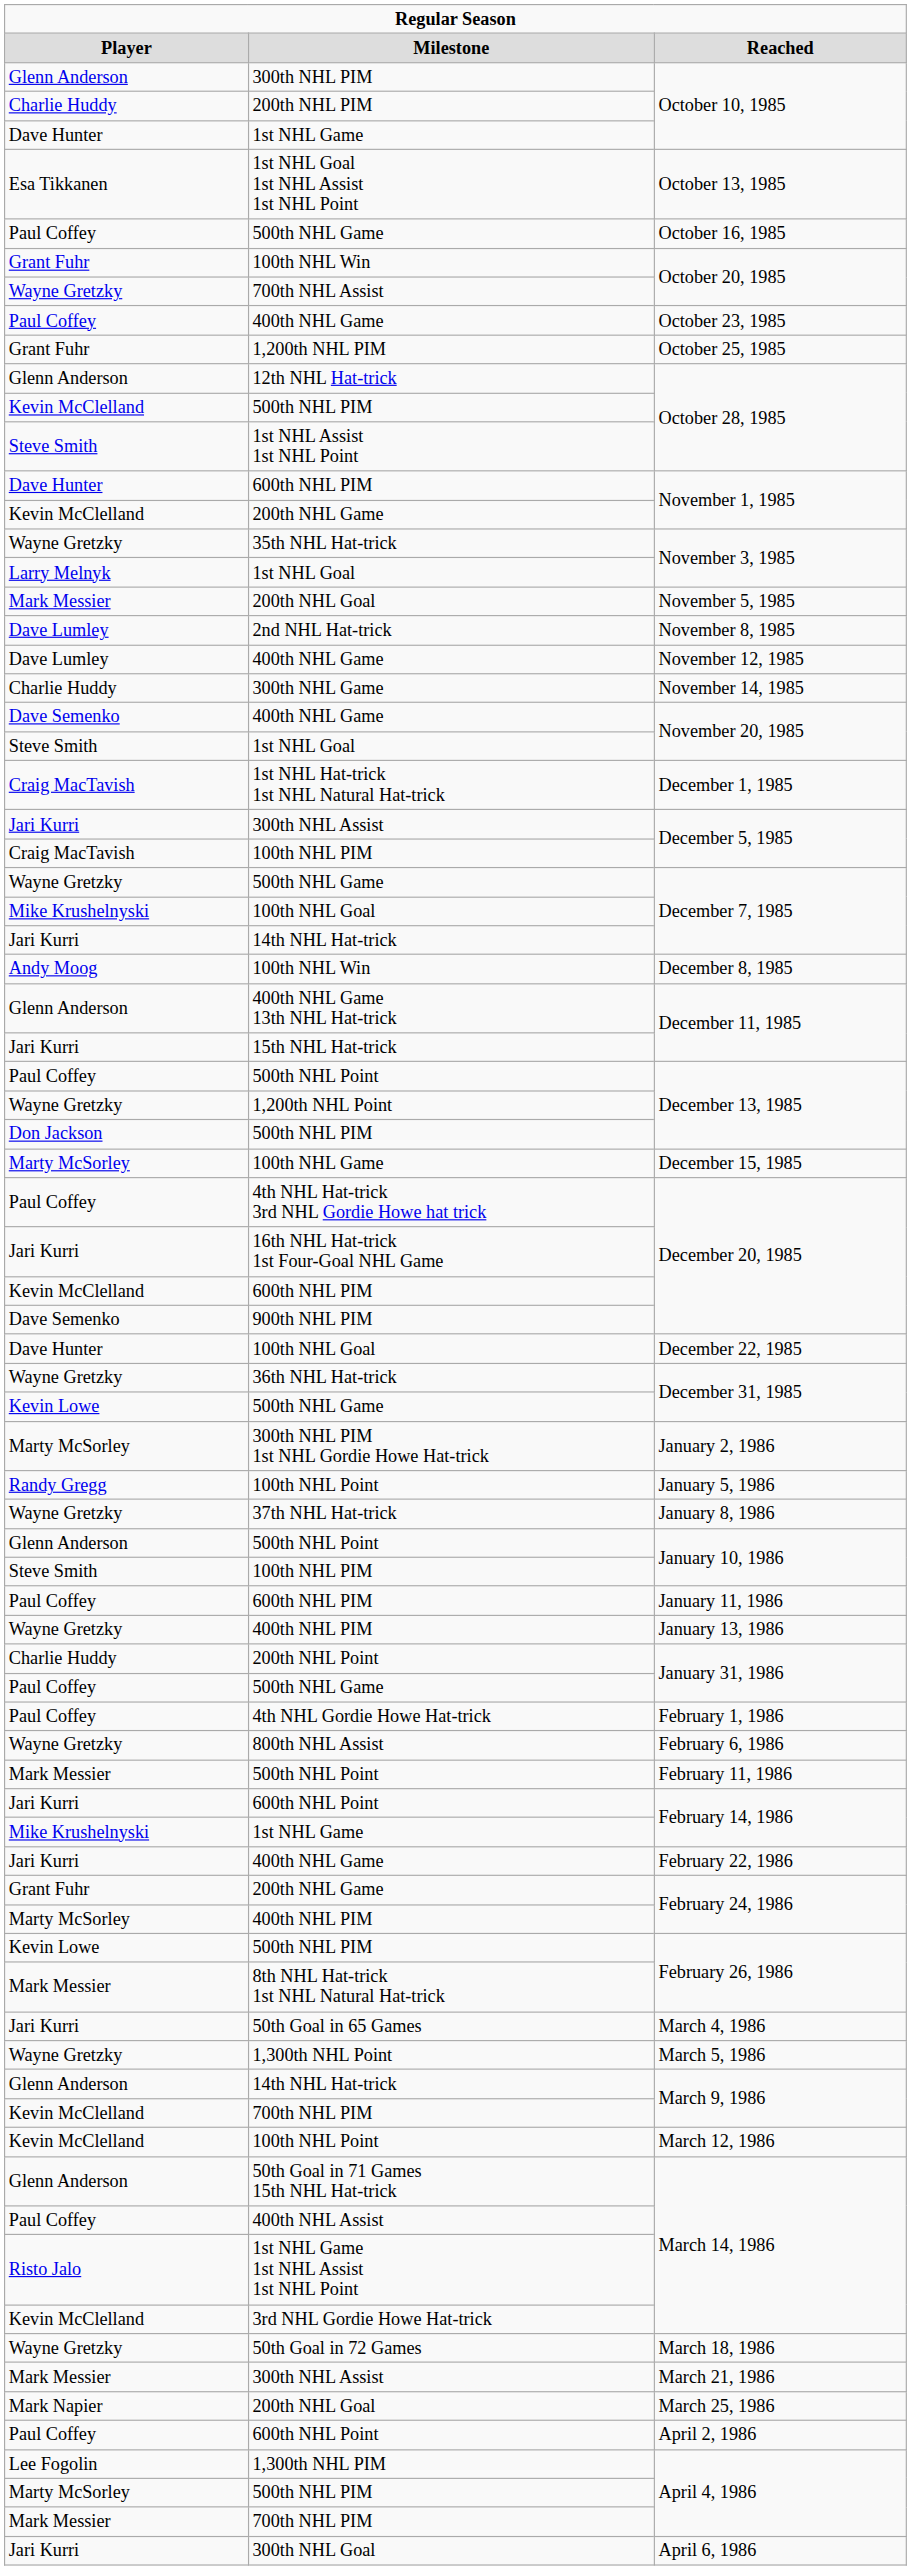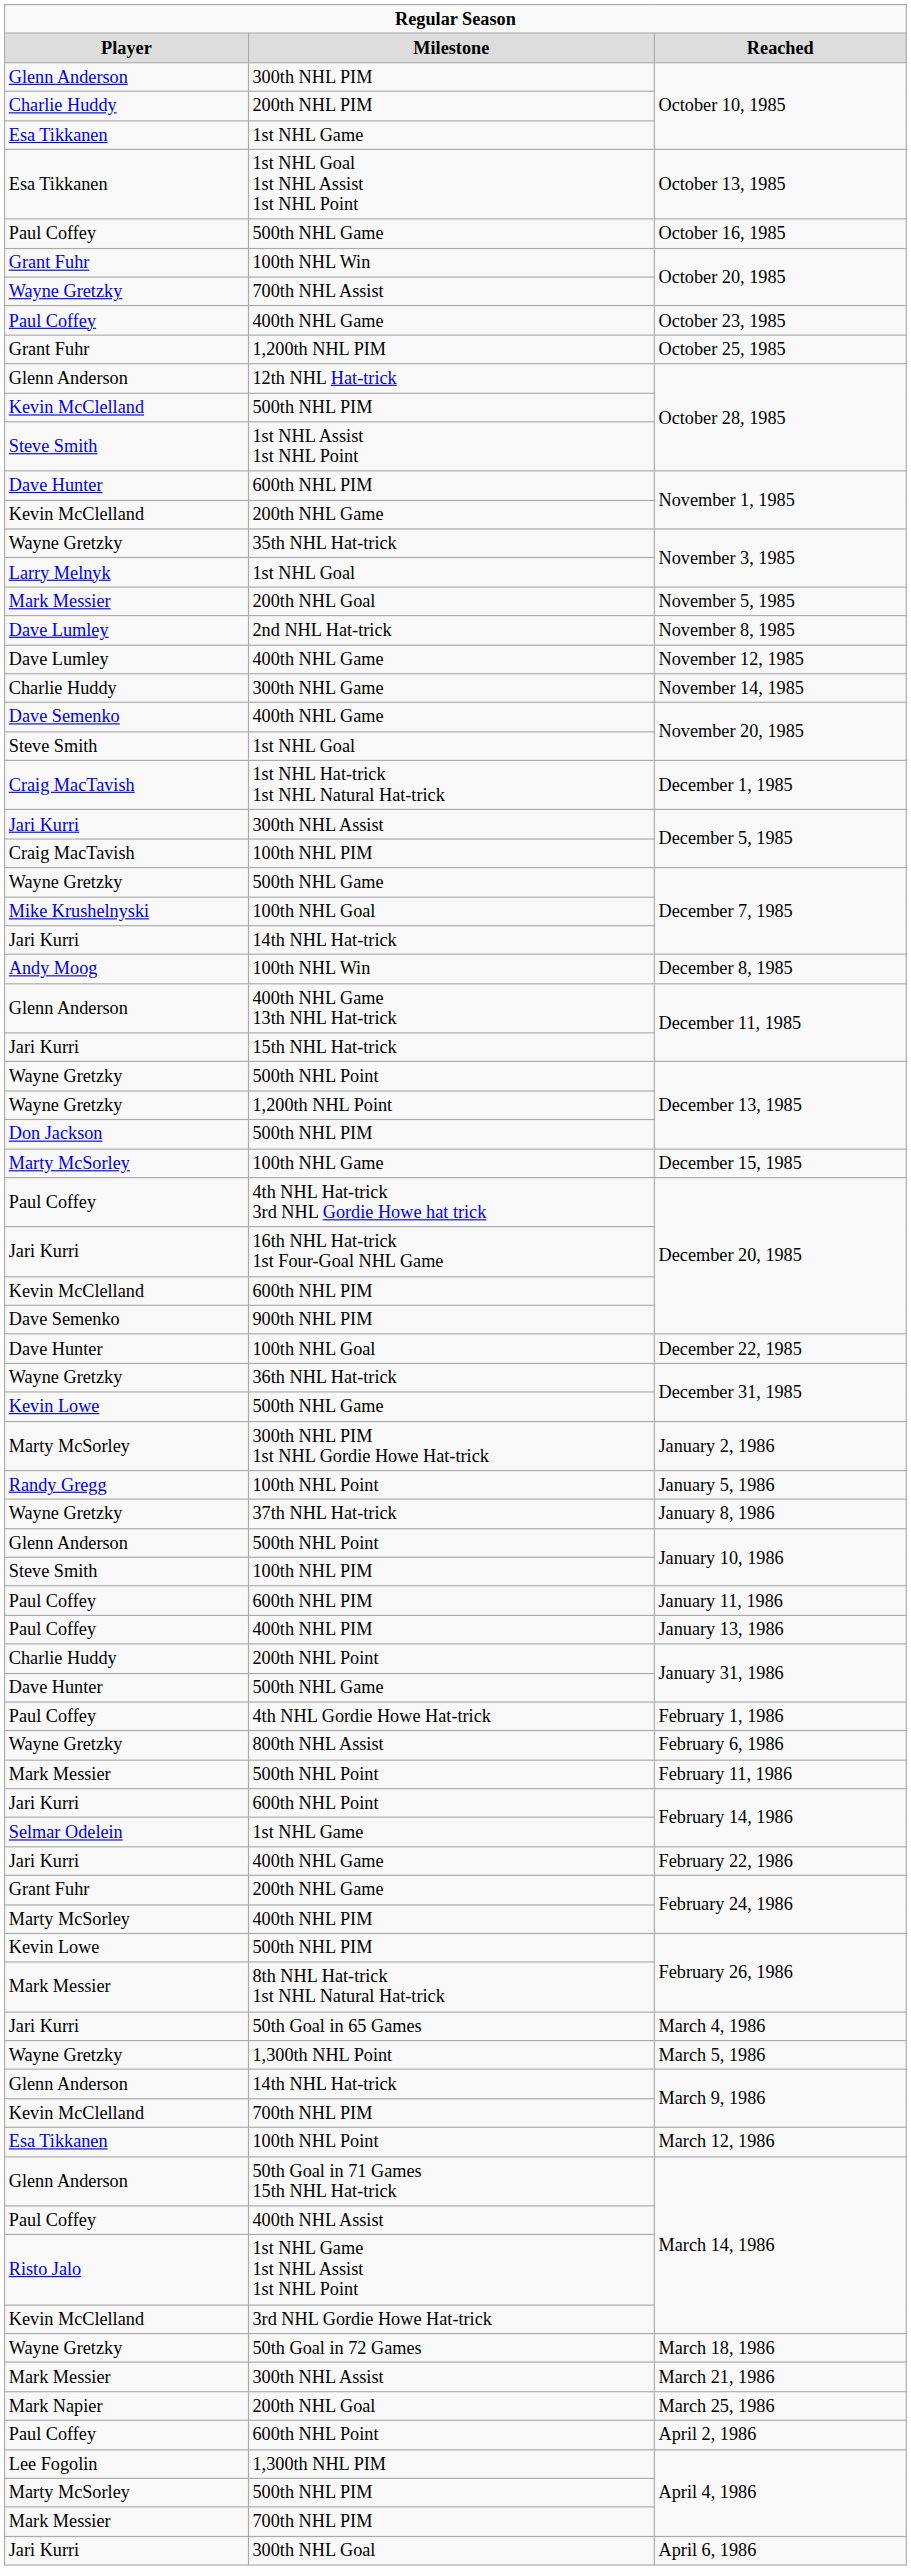(56, 134) Dave Hunter -> (58, 134) Esa Tikkanen
(52, 1076) Paul Coffey -> (66, 1076) Wayne Gretzky
(66, 1629) Wayne Gretzky -> (52, 1629) Paul Coffey
(52, 1687) Paul Coffey -> (56, 1687) Dave Hunter
(79, 1831) Mike Krushelnyski -> (66, 1831) Selmar Odelein
(76, 2141) Kevin McClelland -> (58, 2141) Esa Tikkanen
